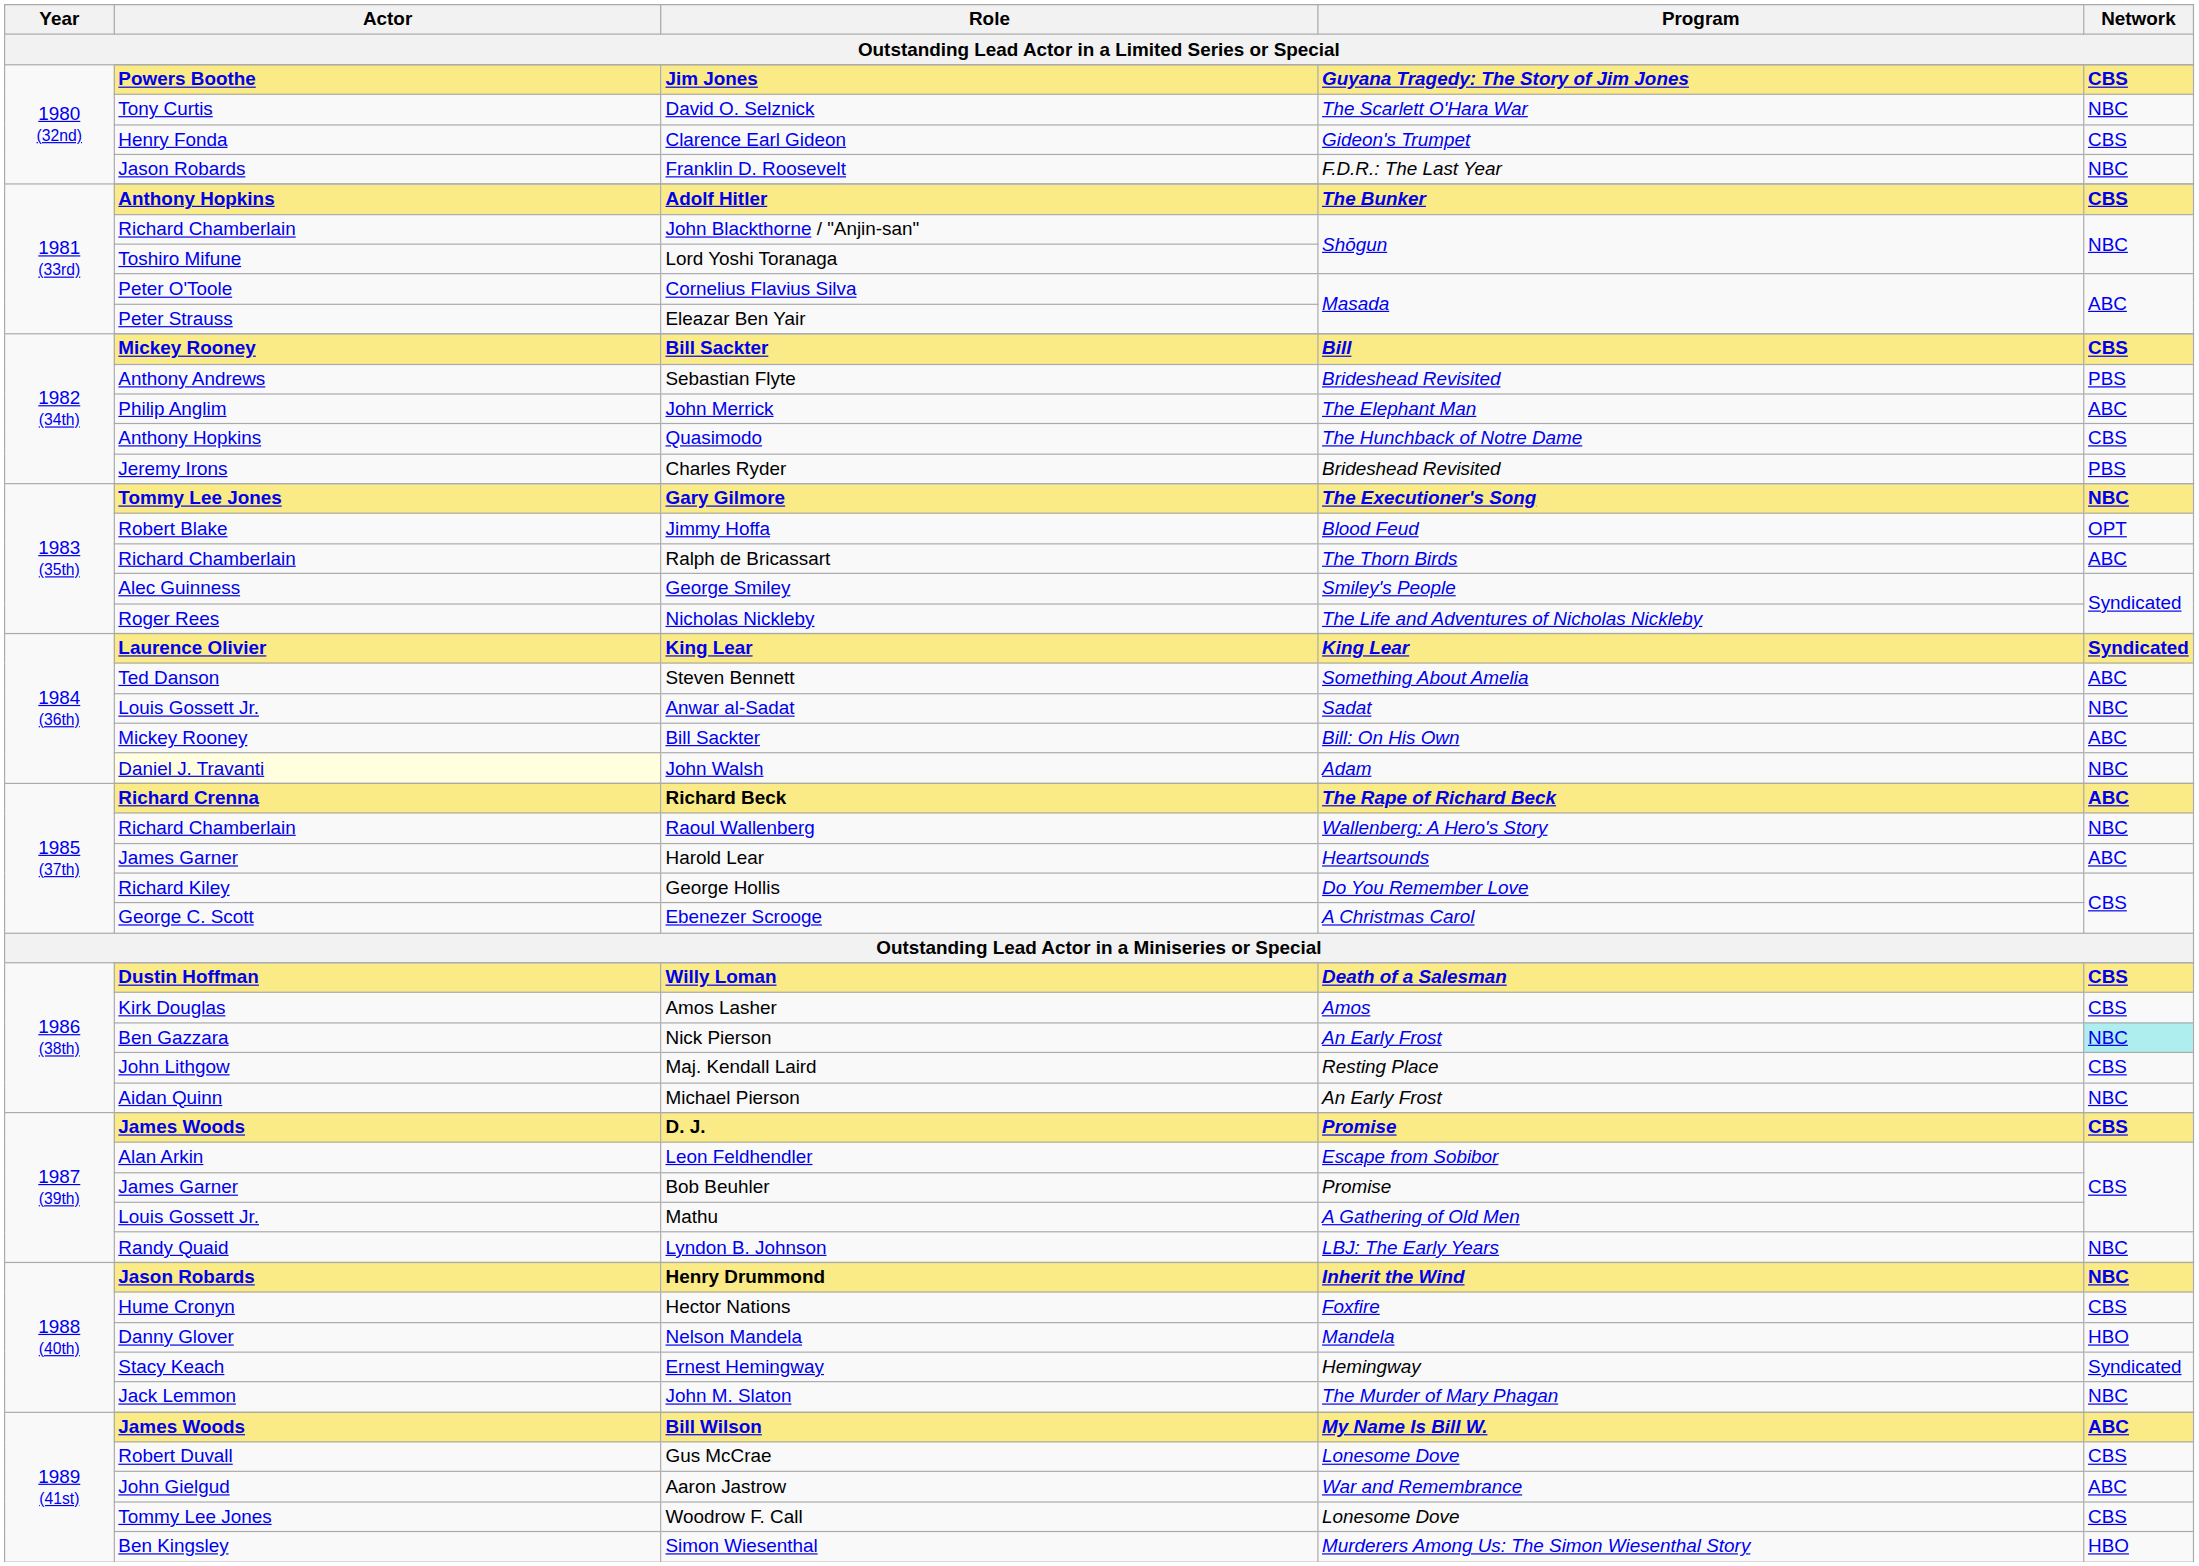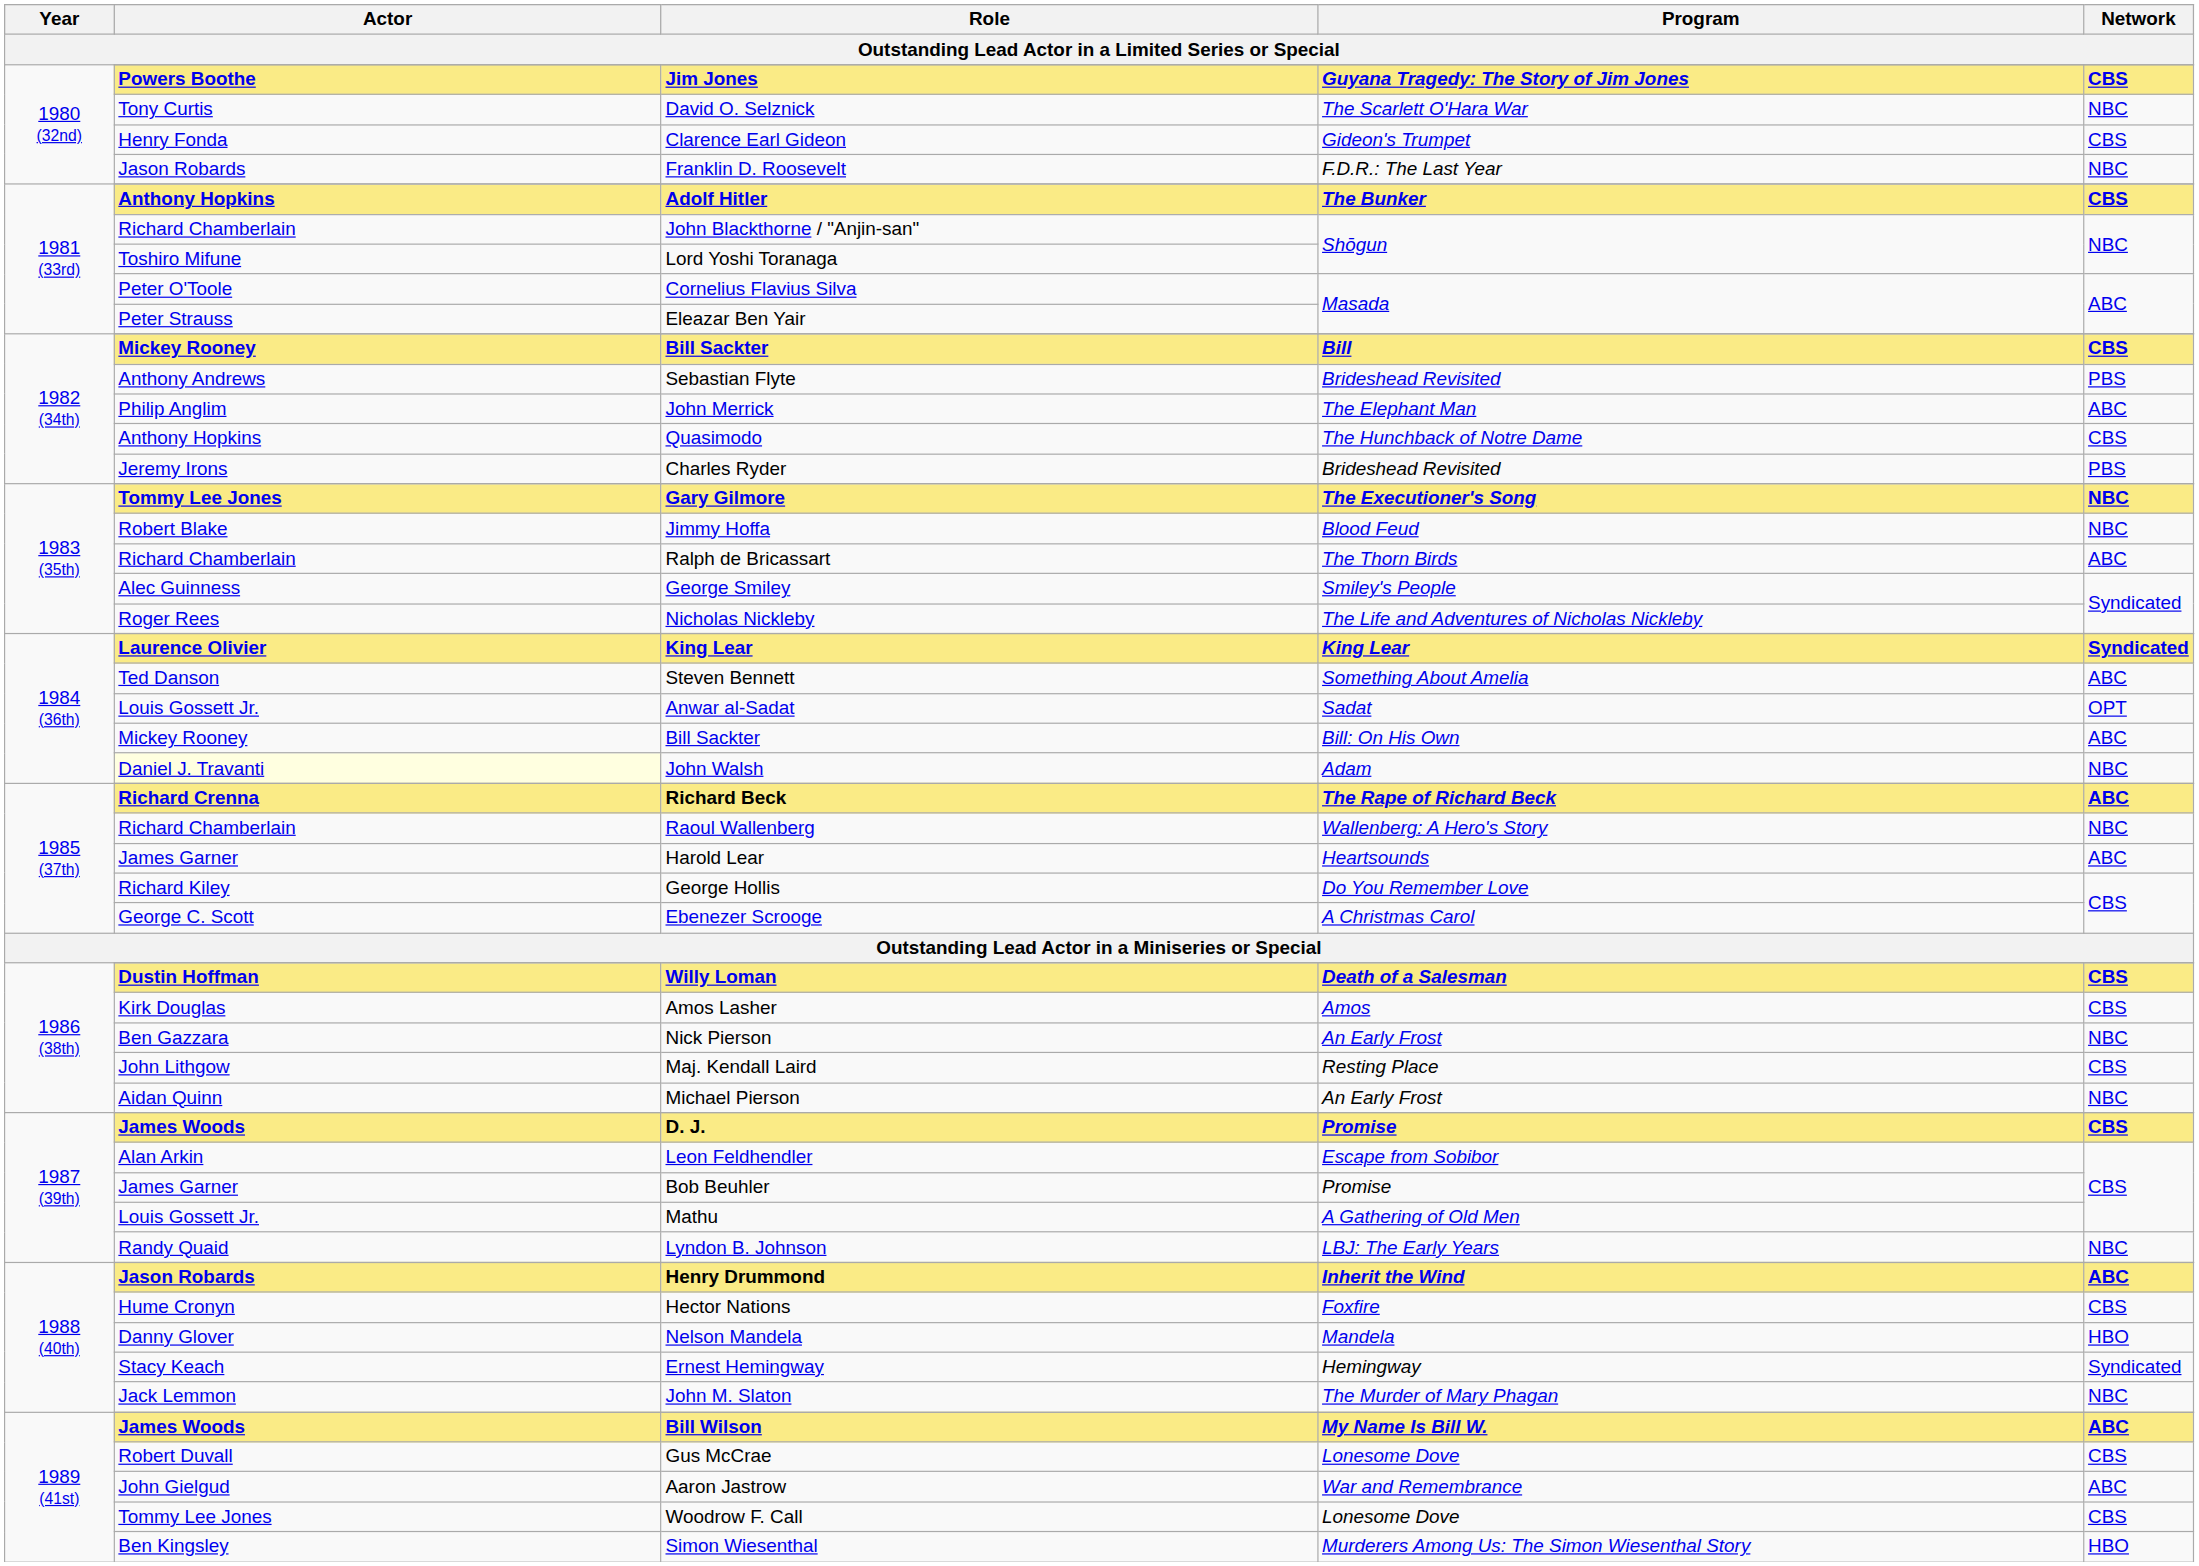(2107, 528) OPT -> (2108, 528) NBC
(2108, 708) NBC -> (2107, 708) OPT
(2108, 1037) paleturquoise background -> (2108, 1037) no background
(2109, 1277) NBC -> (2109, 1277) ABC
